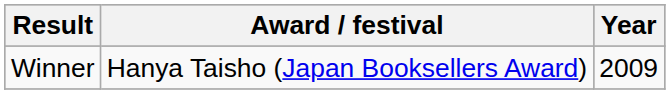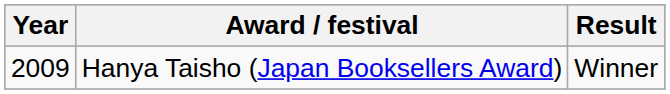columns swapped: (629, 25) <-> (53, 25)
